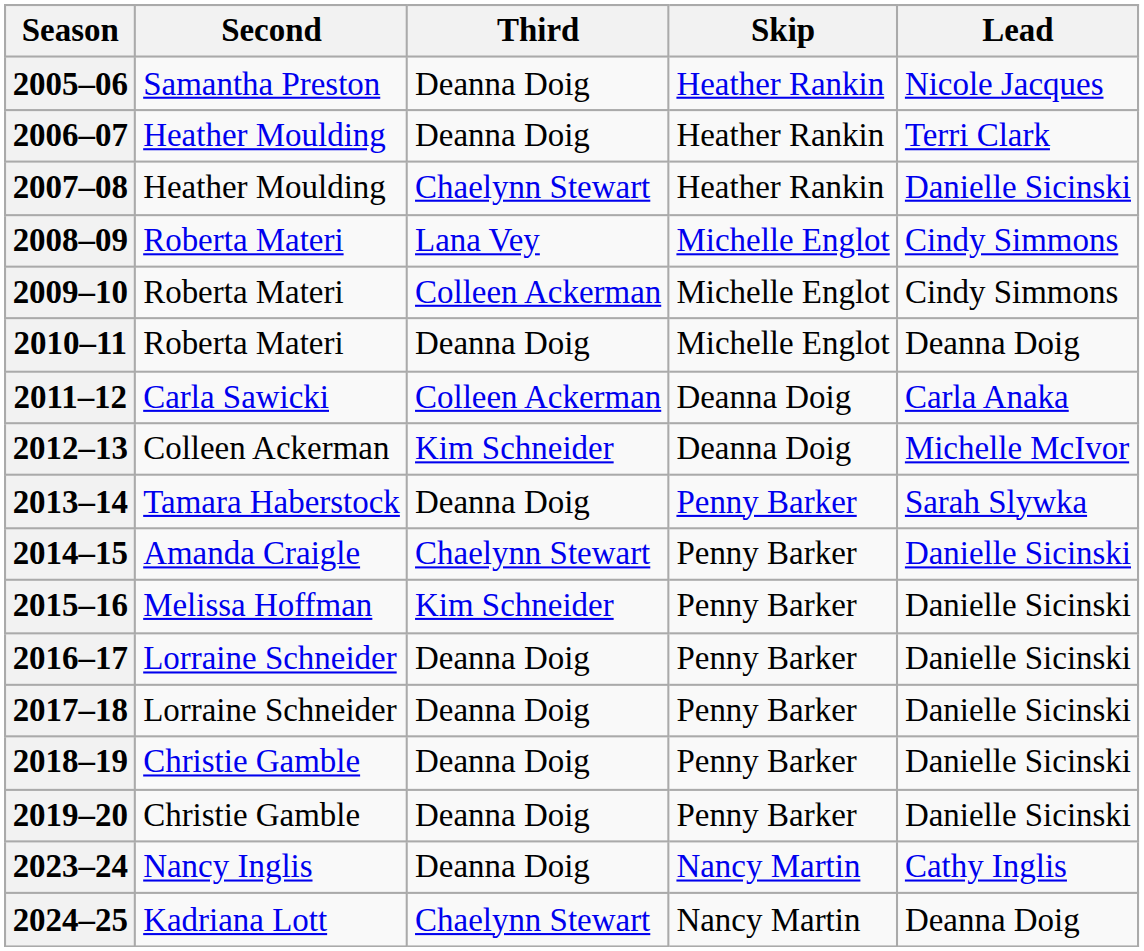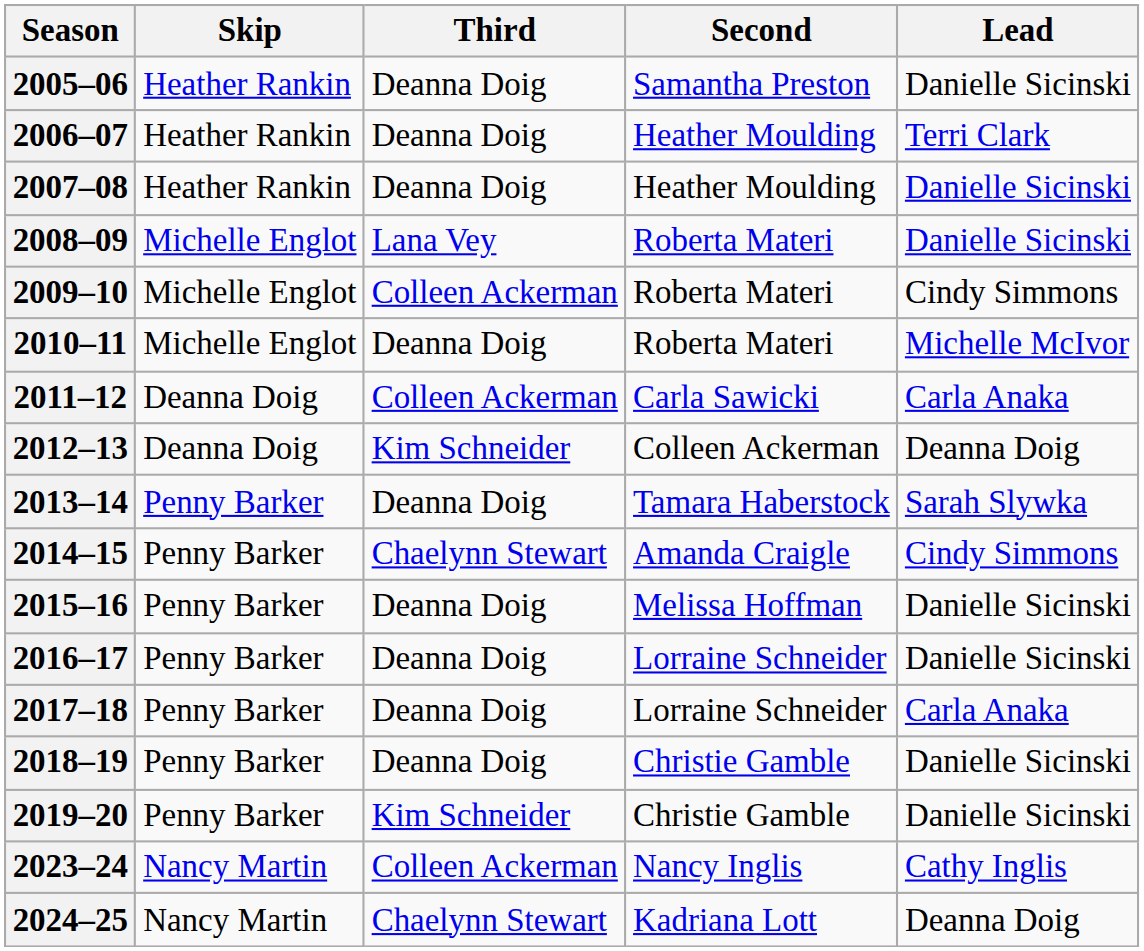columns swapped: (783, 30) <-> (272, 30)
(1004, 82) Nicole Jacques -> (1018, 82) Danielle Sicinski
(533, 187) Chaelynn Stewart -> (459, 187) Deanna Doig
(1012, 239) Cindy Simmons -> (1018, 239) Danielle Sicinski
(992, 344) Deanna Doig -> (1017, 344) Michelle McIvor
(1017, 448) Michelle McIvor -> (992, 448) Deanna Doig
(1018, 553) Danielle Sicinski -> (1012, 553) Cindy Simmons
(514, 605) Kim Schneider -> (459, 605) Deanna Doig
(1018, 710) Danielle Sicinski -> (987, 710) Carla Anaka
(502, 814) Deanna Doig -> (471, 814) Kim Schneider
(502, 866) Deanna Doig -> (495, 866) Colleen Ackerman
